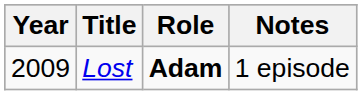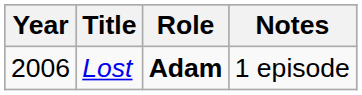(40, 67) 2009 -> (40, 67) 2006
